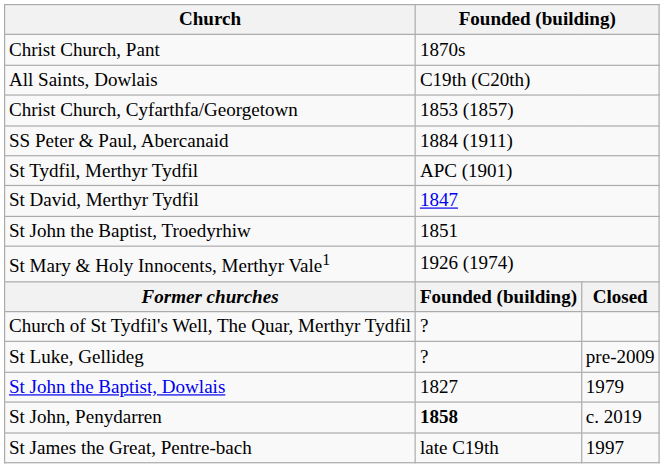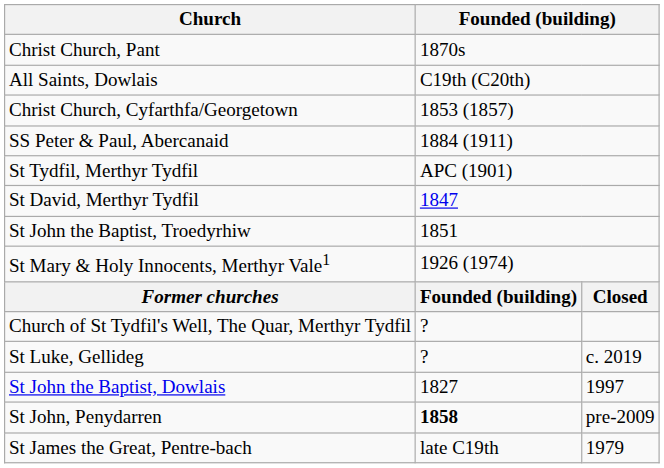(620, 356) pre-2009 -> (614, 356) c. 2019
(605, 387) 1979 -> (605, 387) 1997
(614, 417) c. 2019 -> (620, 417) pre-2009
(605, 447) 1997 -> (605, 447) 1979
